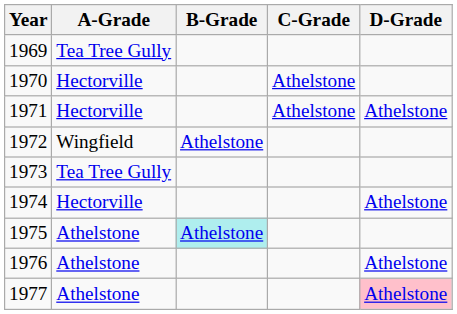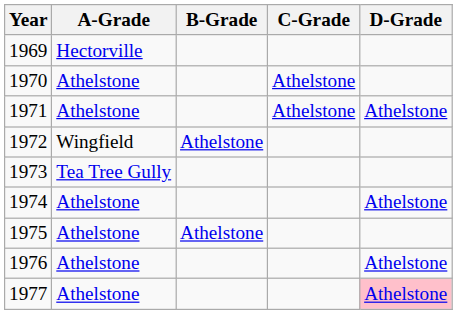(114, 50) Tea Tree Gully -> (99, 50) Hectorville
(99, 80) Hectorville -> (98, 80) Athelstone
(99, 111) Hectorville -> (98, 111) Athelstone
(99, 202) Hectorville -> (98, 202) Athelstone
(222, 232) paleturquoise background -> (222, 232) no background
